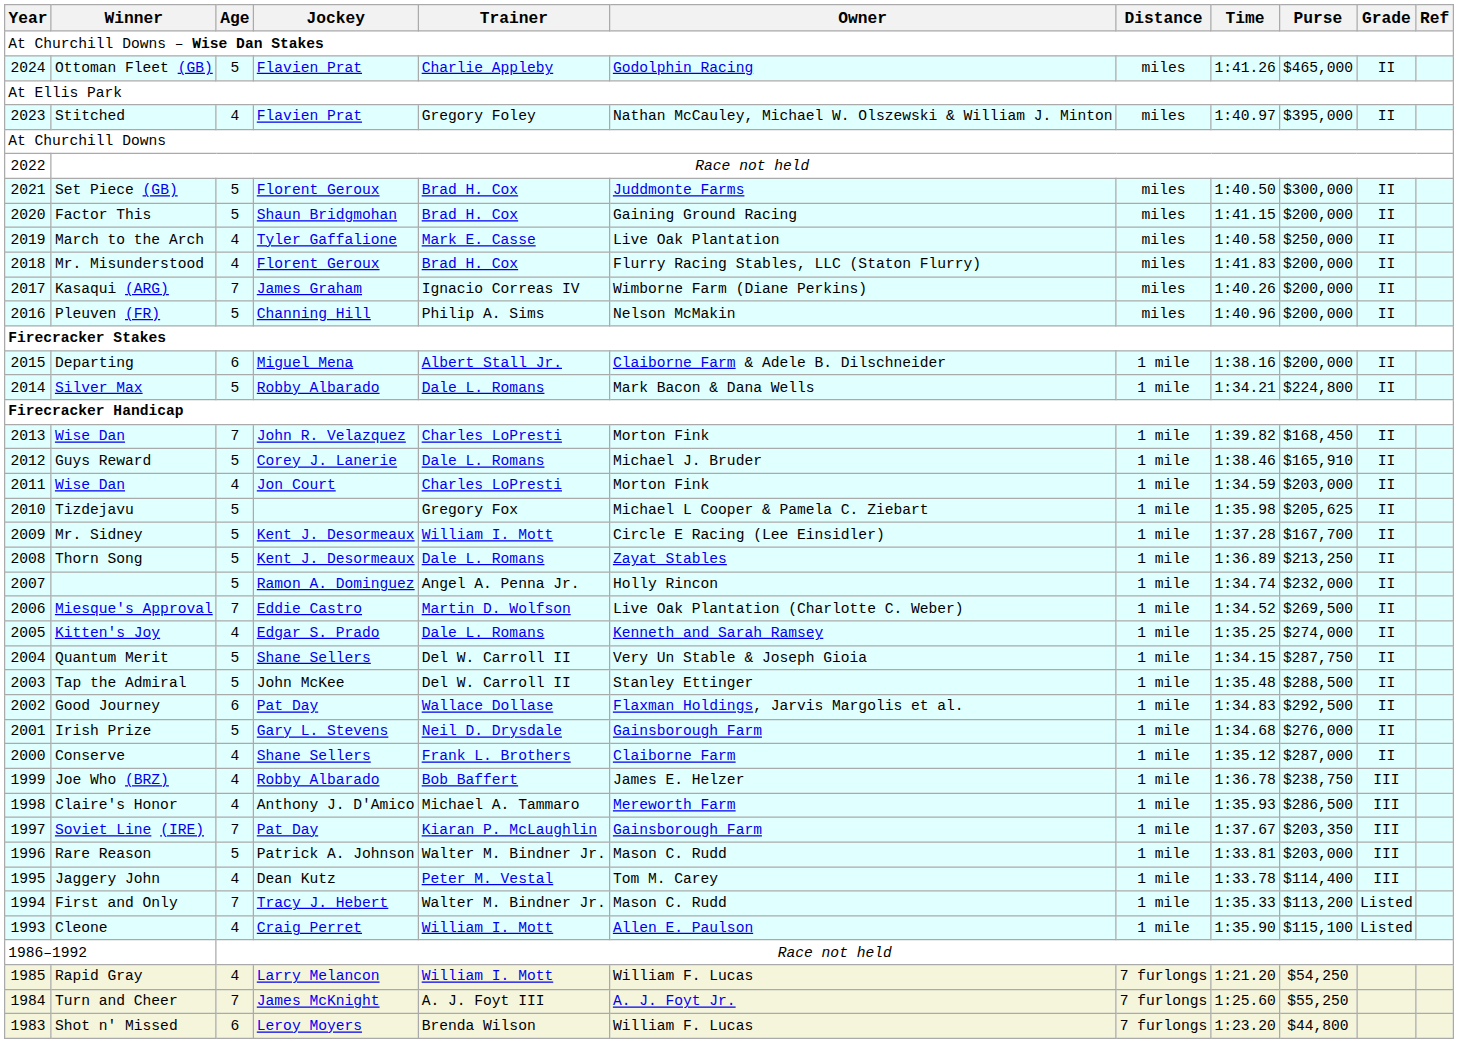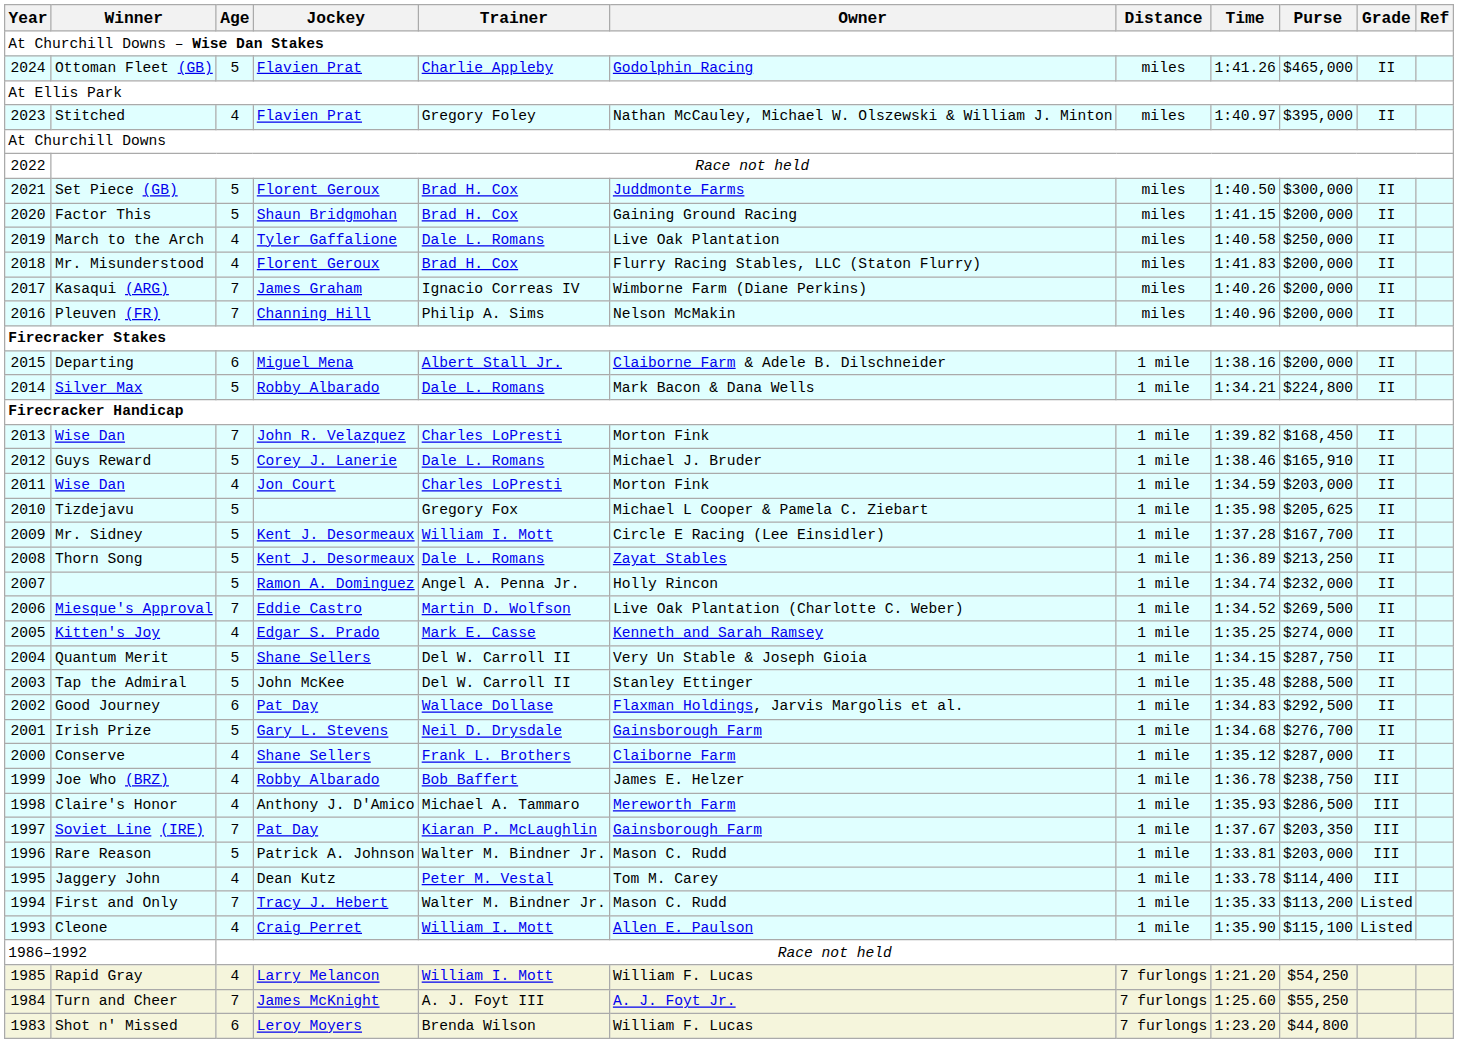(479, 240) Mark E. Casse -> (483, 240) Dale L. Romans
(235, 314) 5 -> (235, 314) 7
(483, 633) Dale L. Romans -> (479, 633) Mark E. Casse
(1318, 731) $276,000 -> (1318, 731) $276,700
